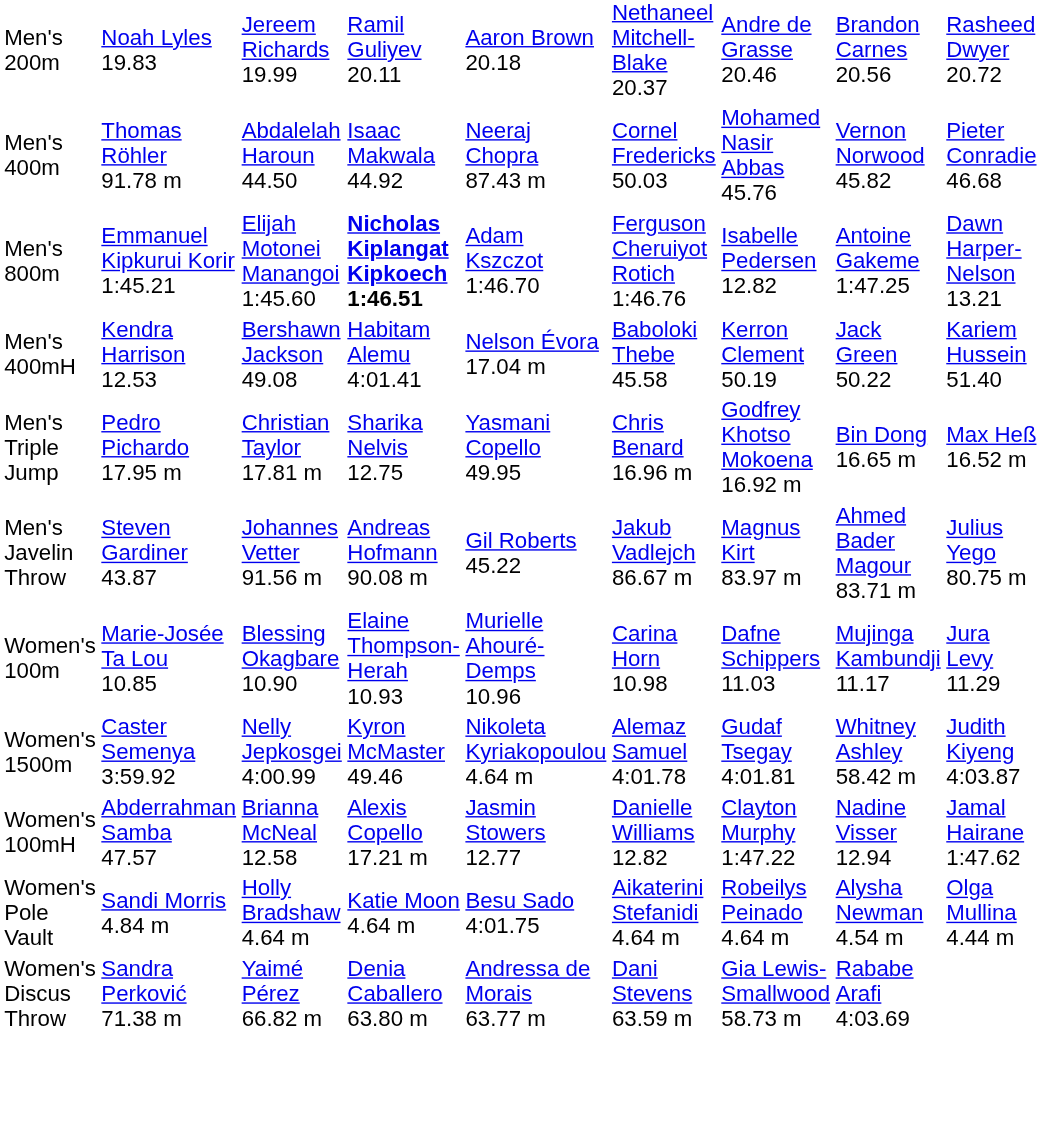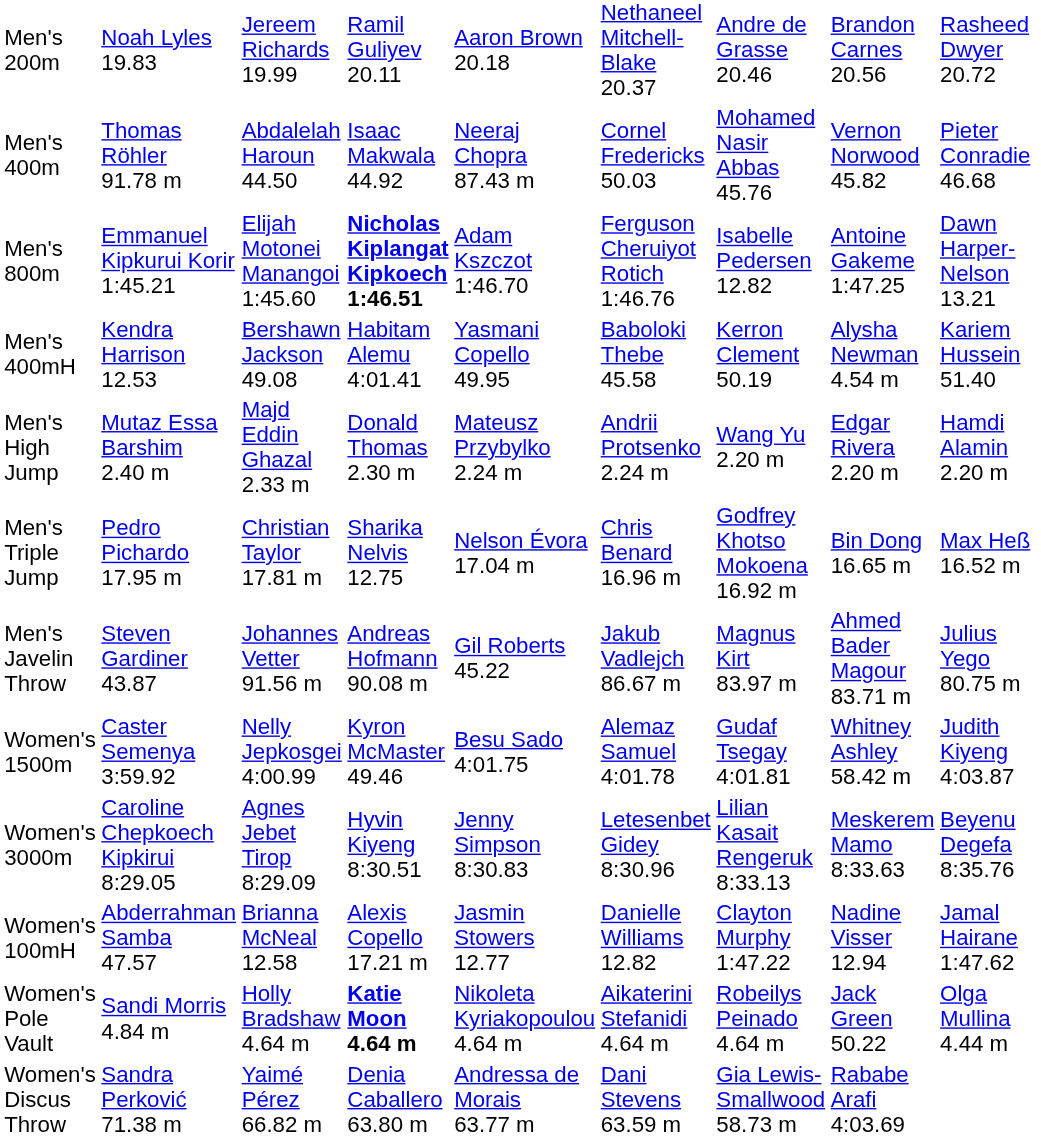(532, 354) Nelson Évora 17.04 m -> (497, 354) Yasmani Copello 49.95
(867, 354) Jack Green 50.22 -> (875, 354) Alysha Newman 4.54 m
+ row: (33, 447)
(508, 447) Yasmani Copello 49.95 -> (521, 553) Nelson Évora 17.04 m
- row: (50, 658)
(536, 751) Nikoleta Kyriakopoulou 4.64 m -> (509, 751) Besu Sado 4:01.75
+ row: (50, 845)
(404, 913) normal -> (382, 1018) bold
(520, 913) Besu Sado 4:01.75 -> (525, 1018) Nikoleta Kyriakopoulou 4.64 m
(880, 913) Alysha Newman 4.54 m -> (862, 1018) Jack Green 50.22
